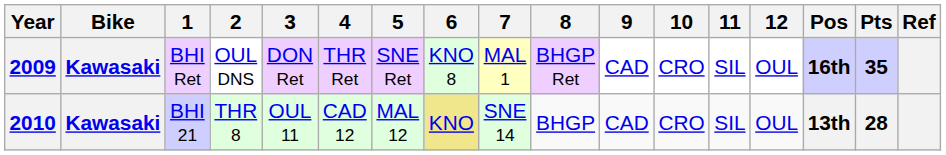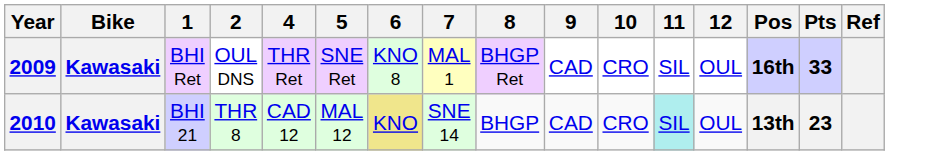- column: (290, 21)
(876, 66) 35 -> (820, 66) 33
(730, 122) no background -> (674, 122) paleturquoise background
(876, 122) 28 -> (820, 122) 23
